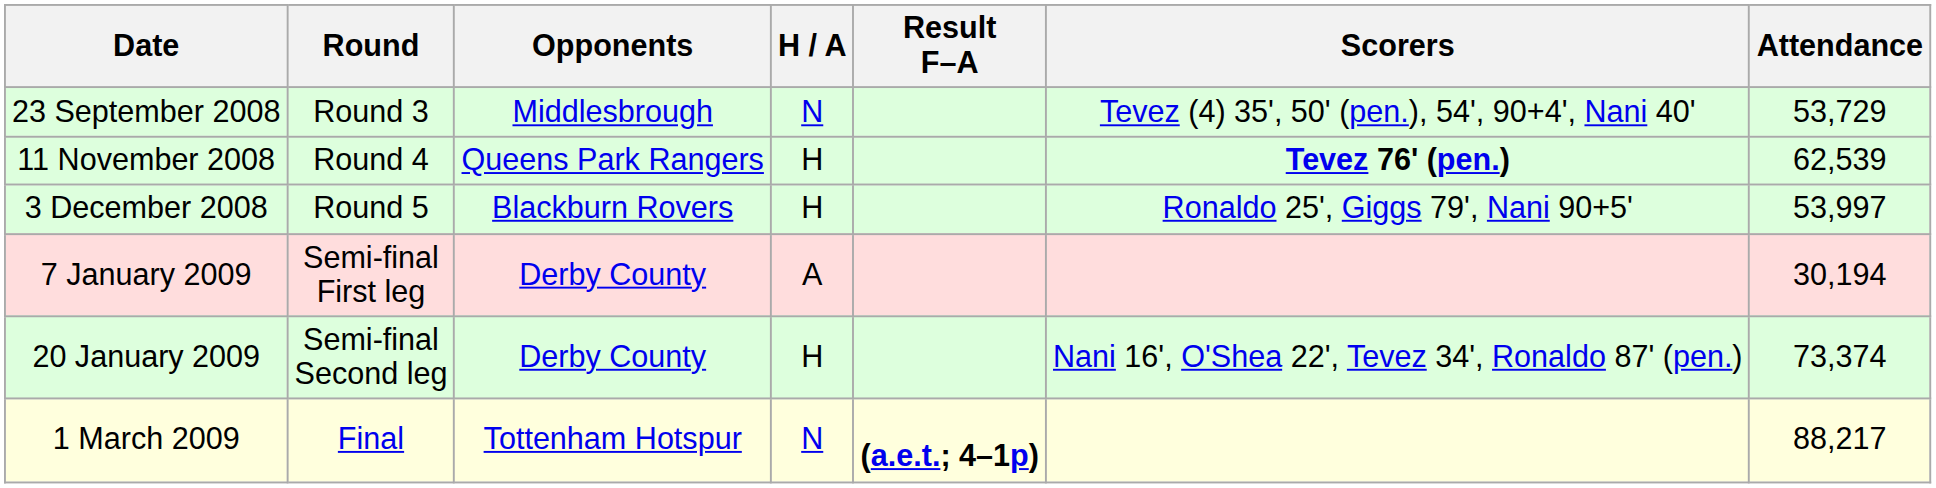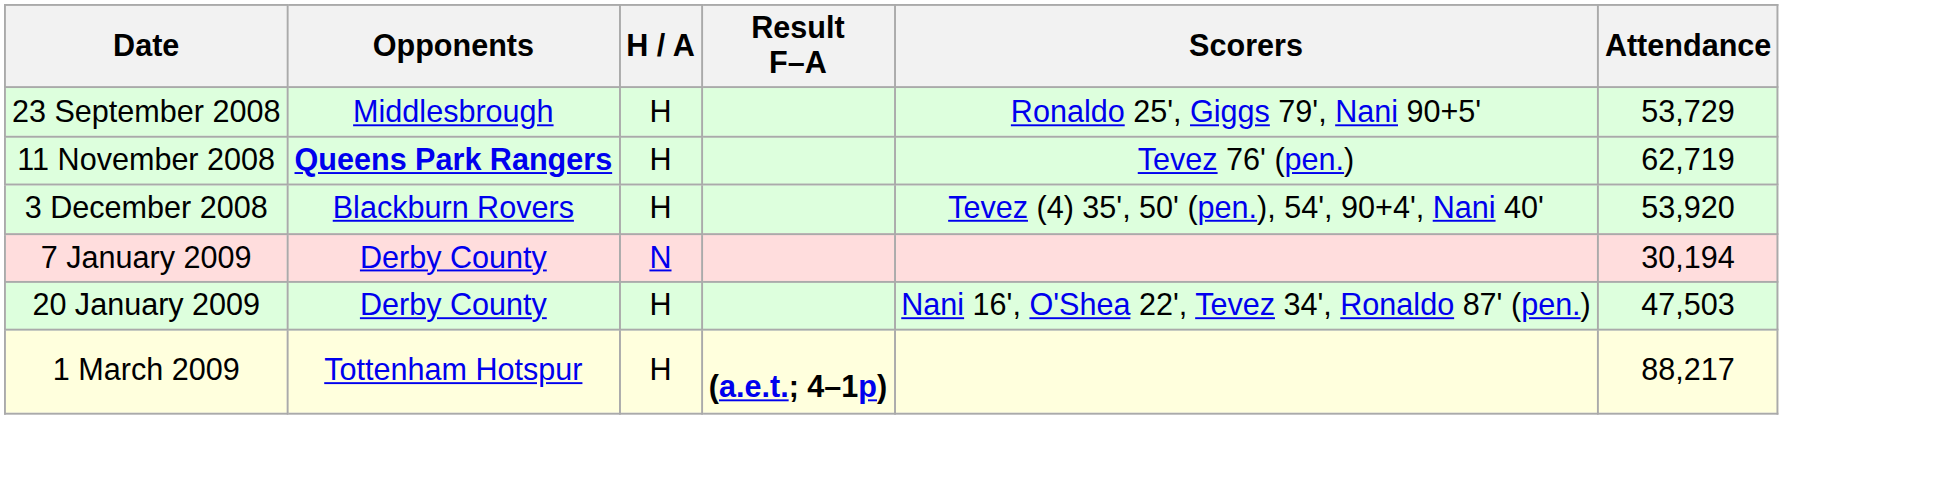- column: (371, 45)
(812, 111) N -> (660, 111) H
(1398, 111) Tevez (4) 35', 50' (pen.), 54', 90+4', Nani 40' -> (1246, 111) Ronaldo 25', Giggs 79', Nani 90+5'
(613, 160) normal -> (453, 160) bold
(1398, 160) bold -> (1246, 160) normal
(1840, 160) 62,539 -> (1688, 160) 62,719
(1398, 208) Ronaldo 25', Giggs 79', Nani 90+5' -> (1246, 208) Tevez (4) 35', 50' (pen.), 54', 90+4', Nani 40'
(1840, 208) 53,997 -> (1688, 208) 53,920
(812, 274) A -> (660, 256) N
(1840, 357) 73,374 -> (1688, 305) 47,503
(812, 439) N -> (660, 371) H
